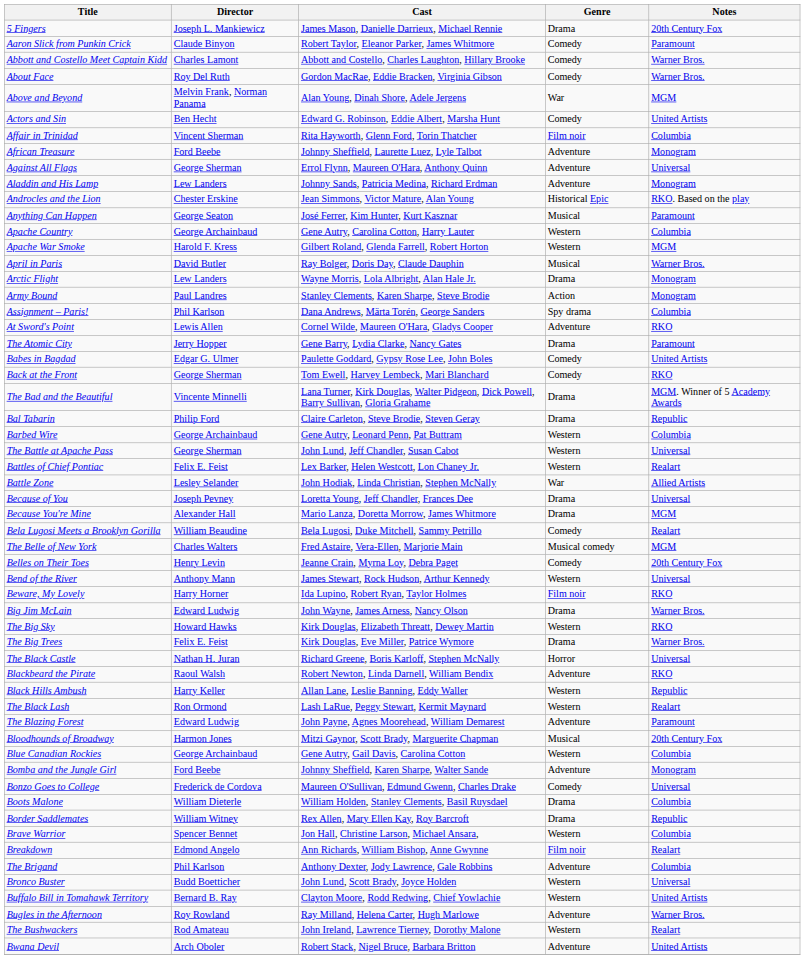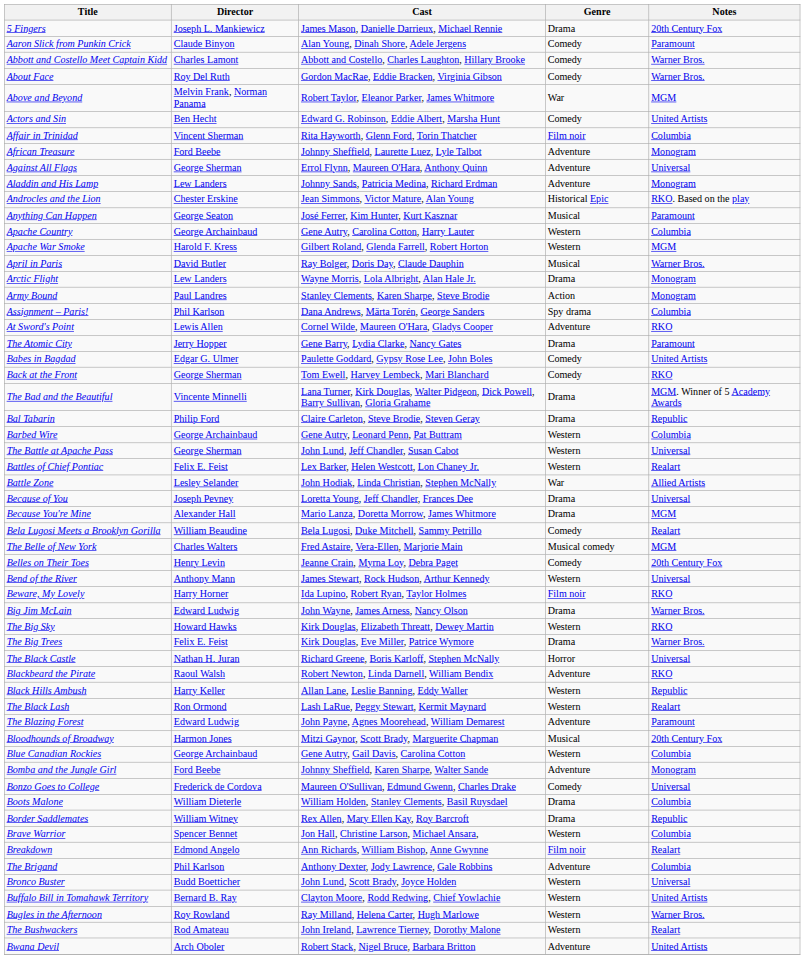(398, 44) Robert Taylor, Eleanor Parker, James Whitmore -> (384, 44) Alan Young, Dinah Shore, Adele Jergens
(384, 98) Alan Young, Dinah Shore, Adele Jergens -> (398, 98) Robert Taylor, Eleanor Parker, James Whitmore
(569, 914) Adventure -> (564, 914) Western
